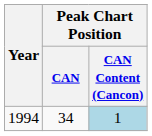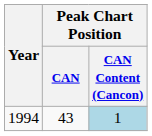(66, 118) 34 -> (66, 118) 43
